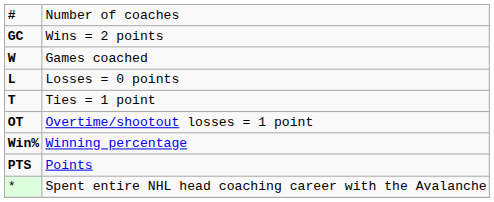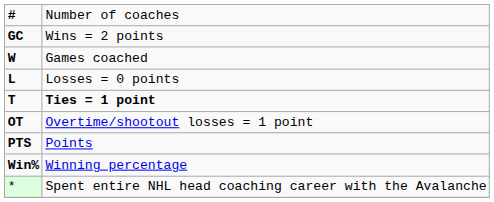(101, 101) normal -> (101, 101) bold
rows swapped: (19, 165) <-> (23, 144)
